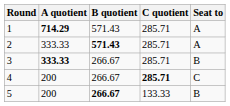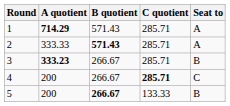(55, 61) 333.33 -> (55, 61) 333.23
